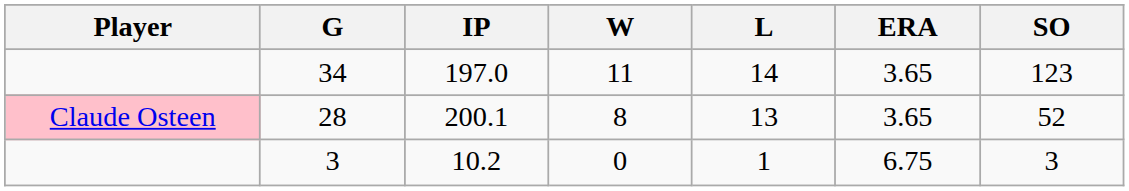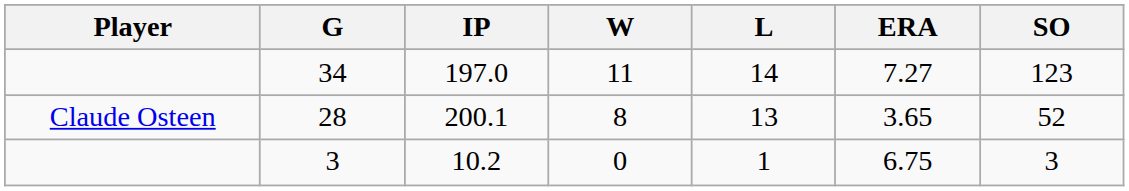(908, 71) 3.65 -> (908, 71) 7.27
(133, 116) pink background -> (133, 116) no background
